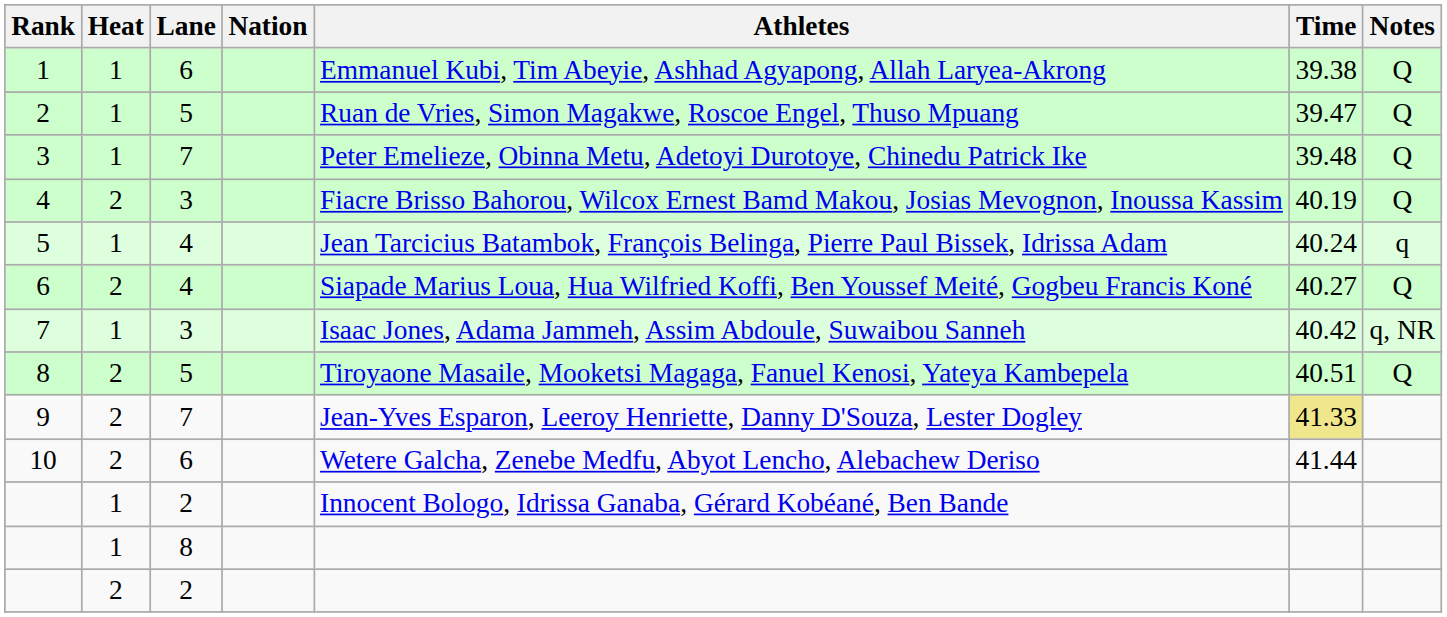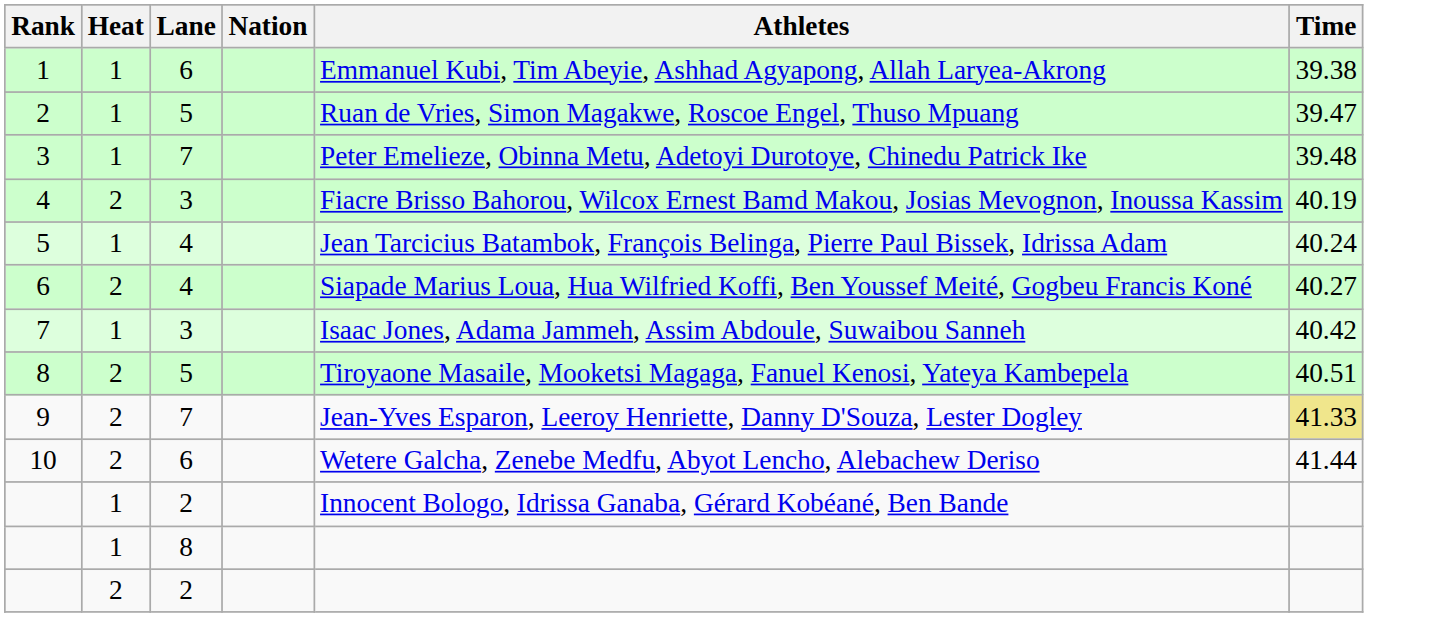- column: (1402, 26)
